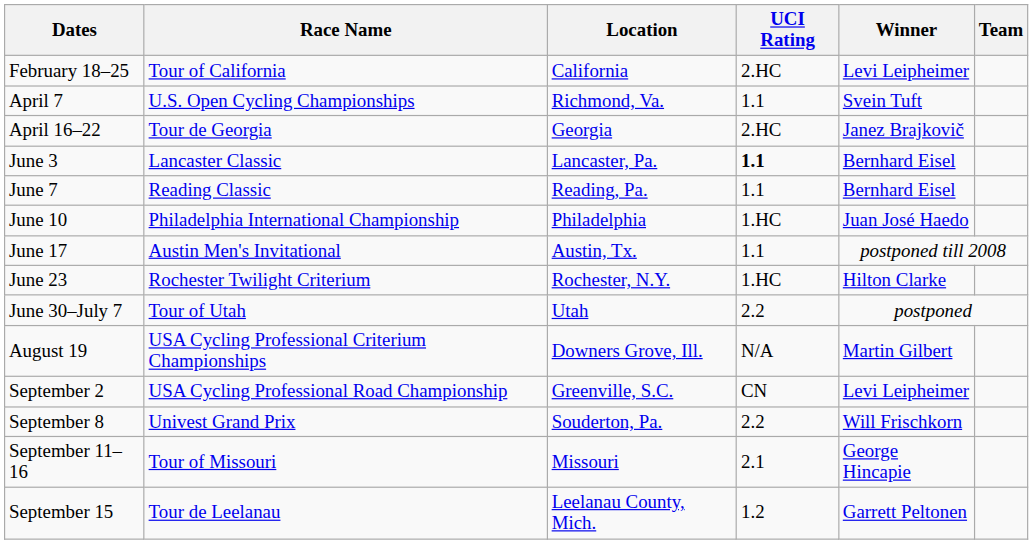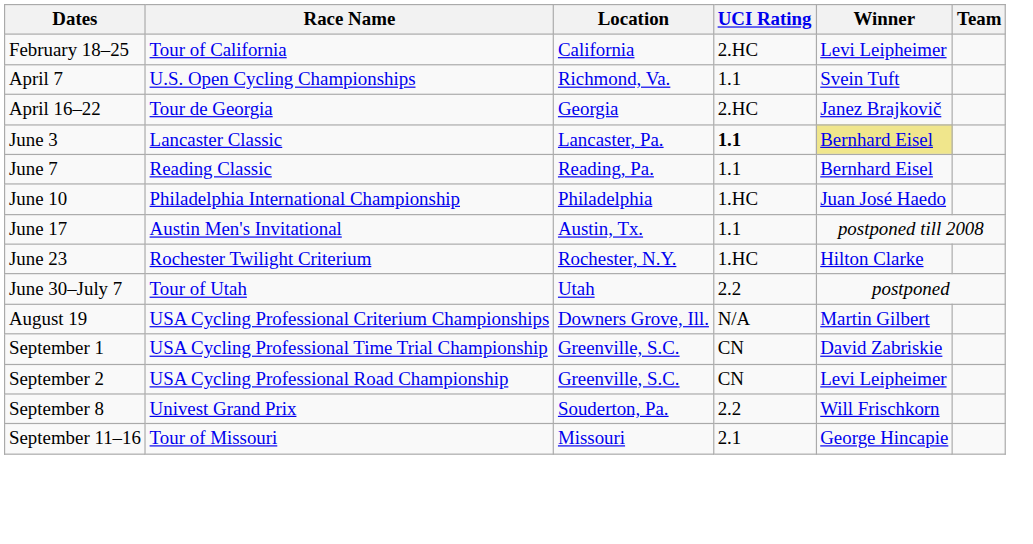(899, 160) no background -> (877, 139) khaki background
+ row: (56, 348)
- row: (61, 513)
